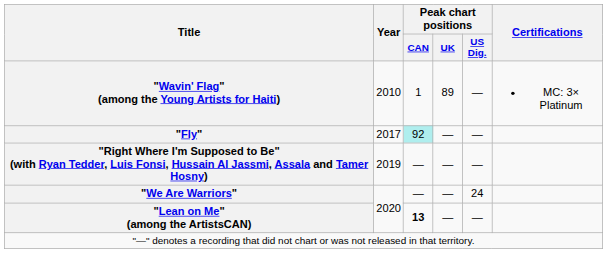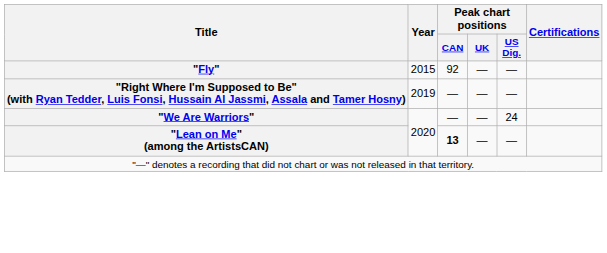- row: (189, 93)
(389, 134) 2017 -> (423, 69) 2015
(418, 134) paleturquoise background -> (453, 69) no background
